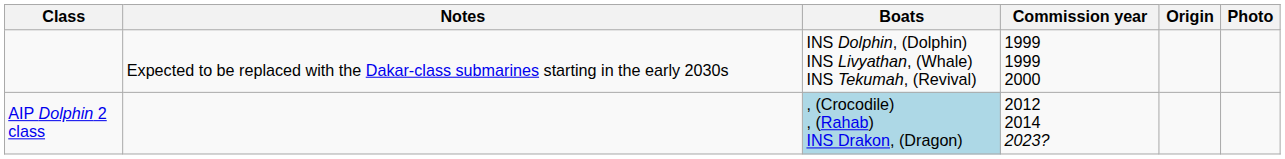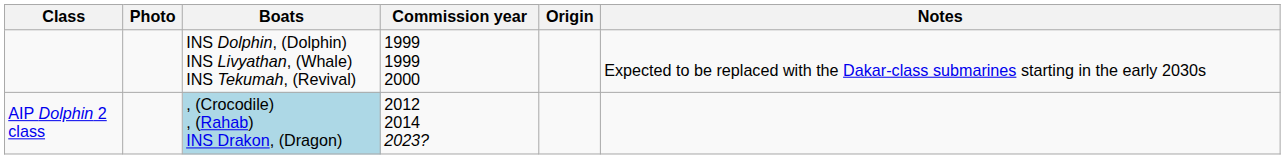columns swapped: (1250, 17) <-> (463, 17)
